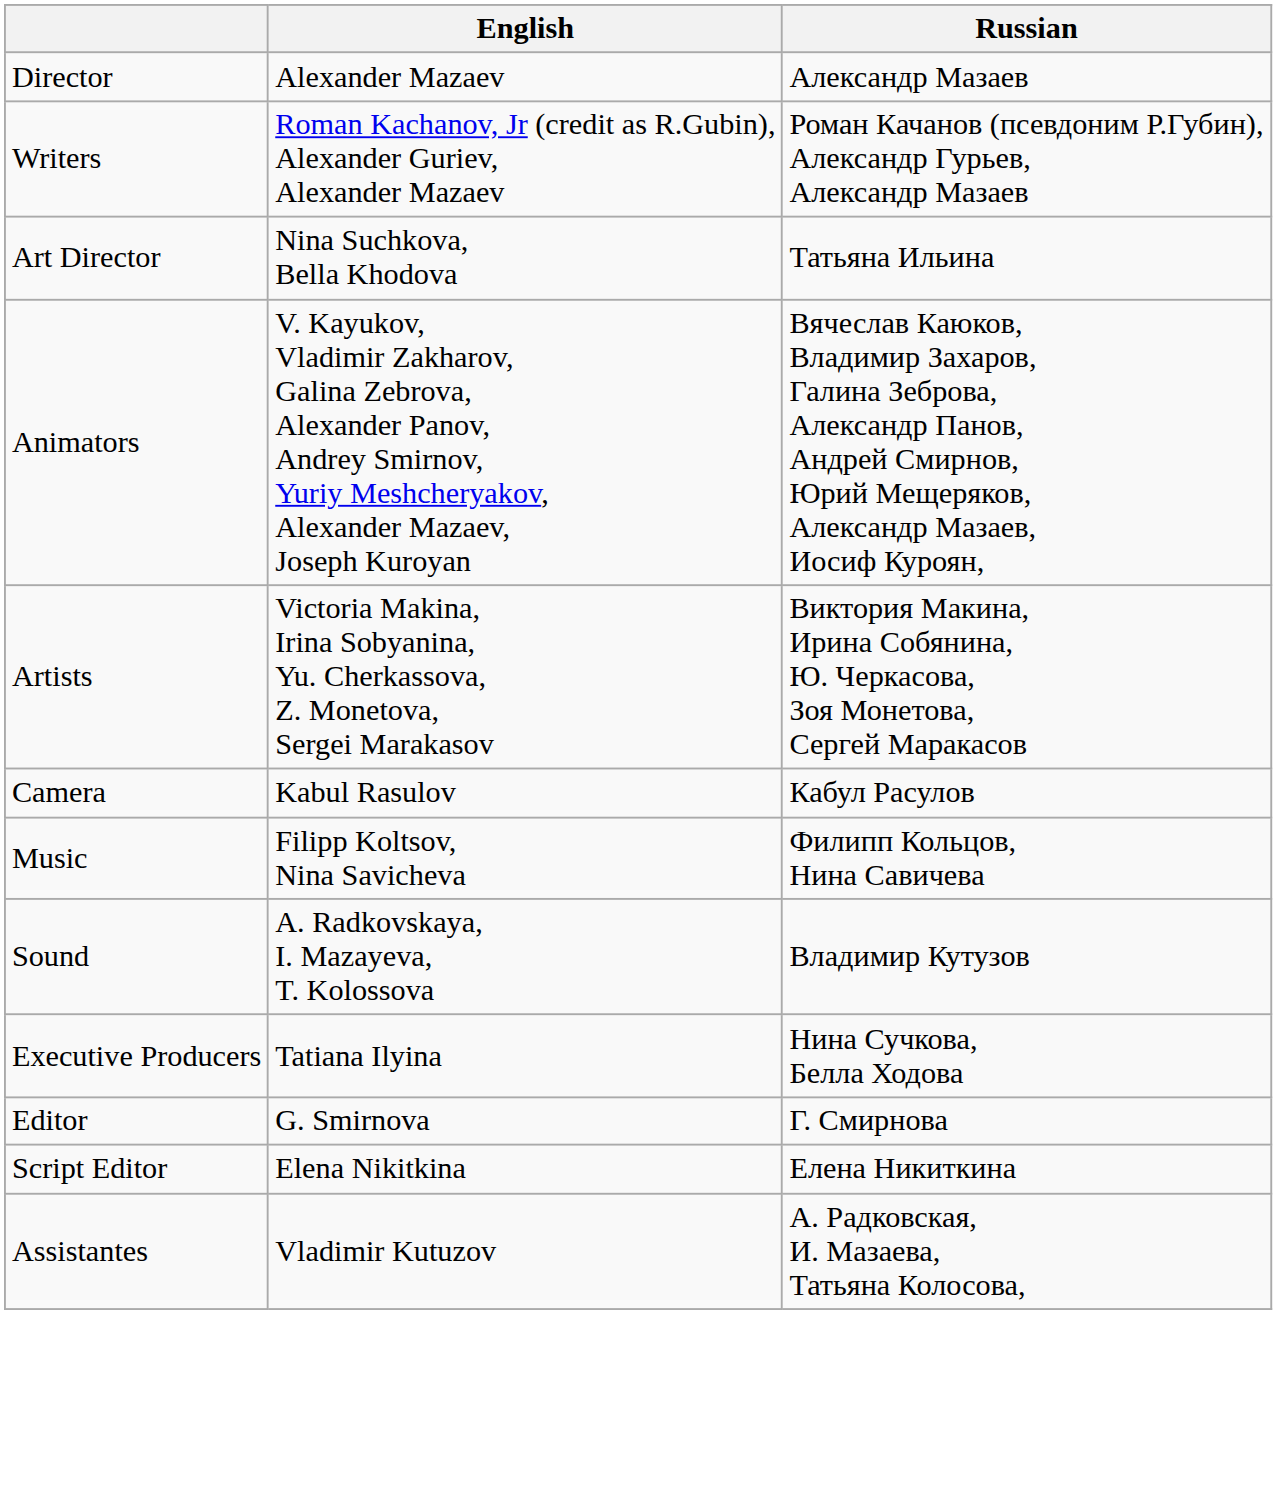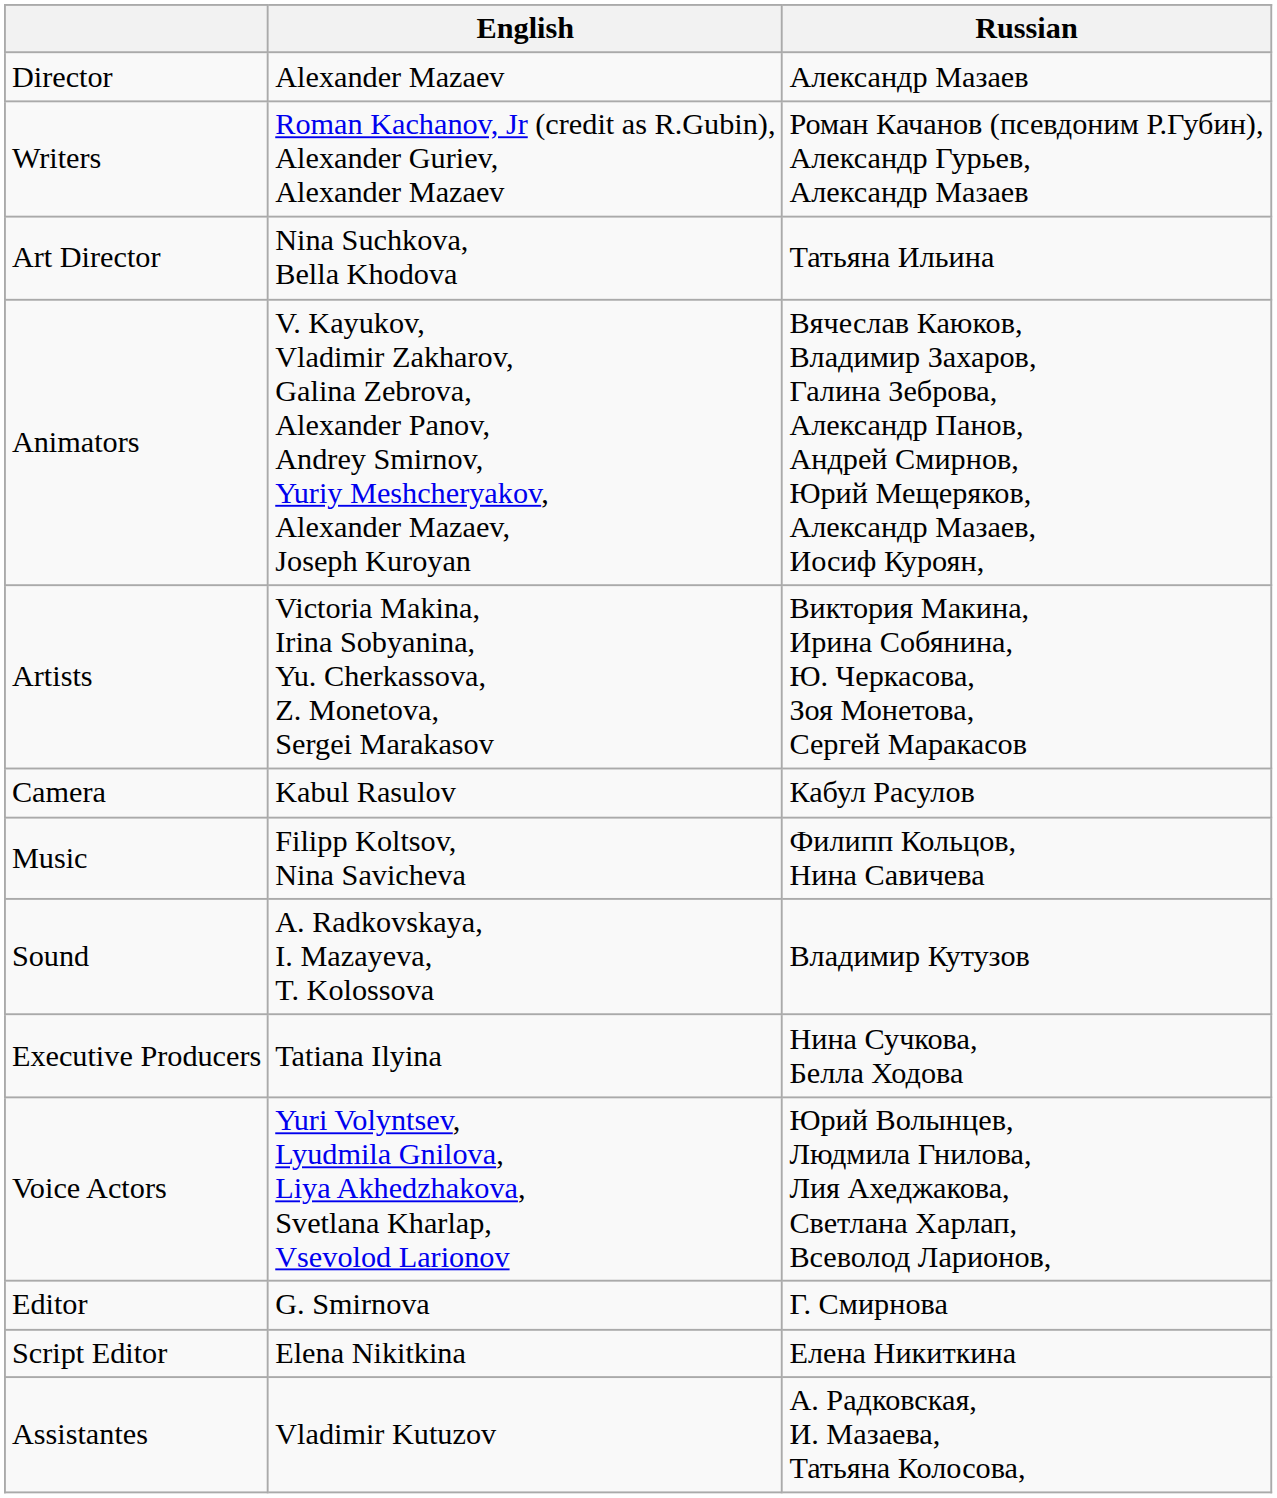+ row: (89, 1188)
